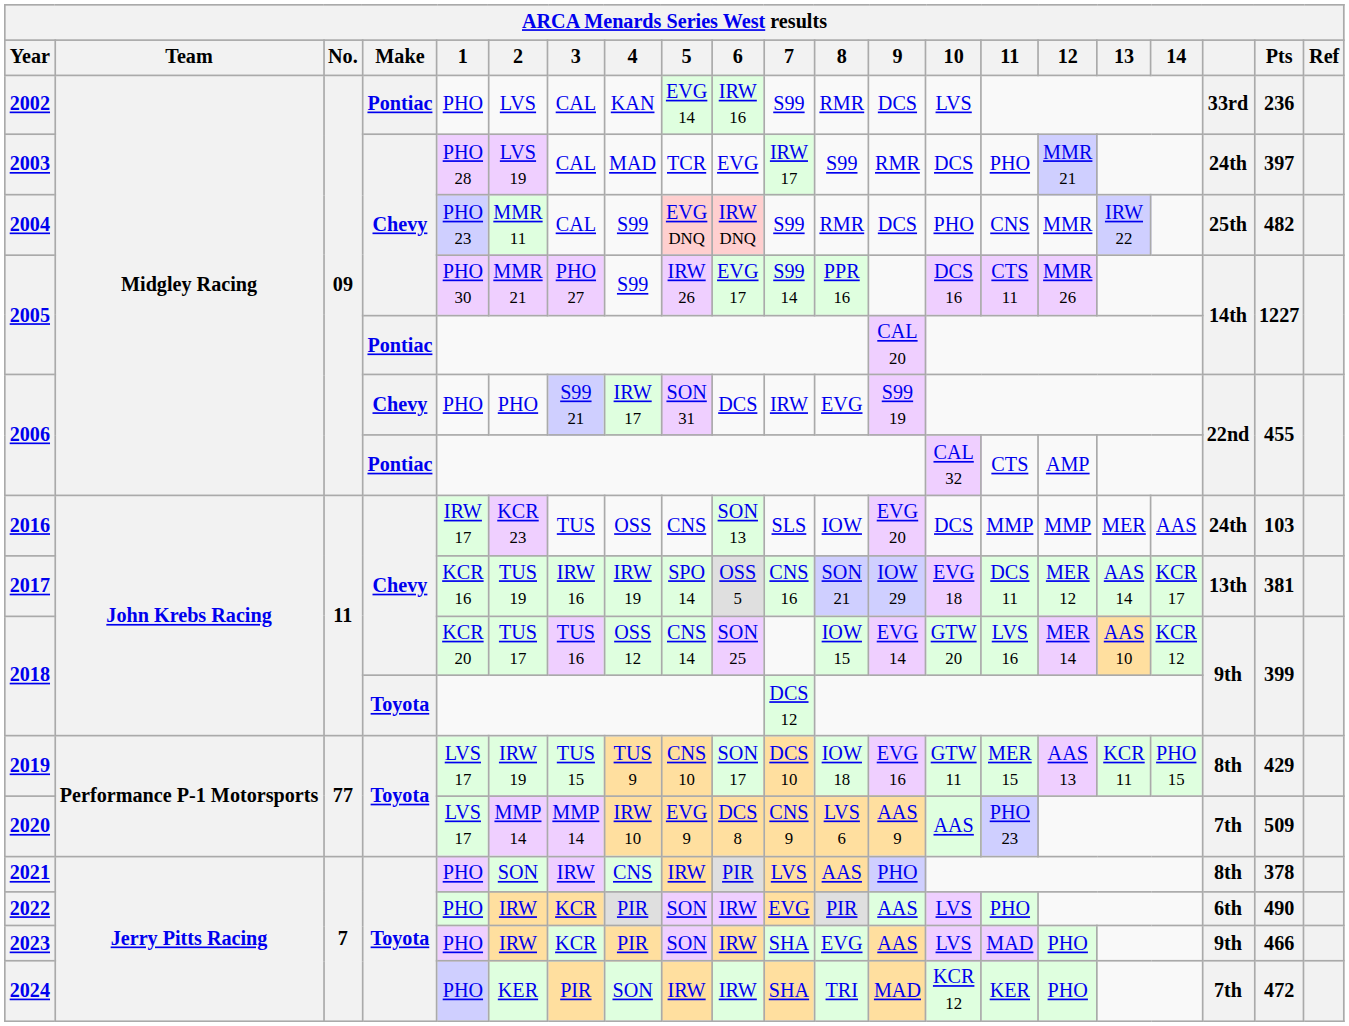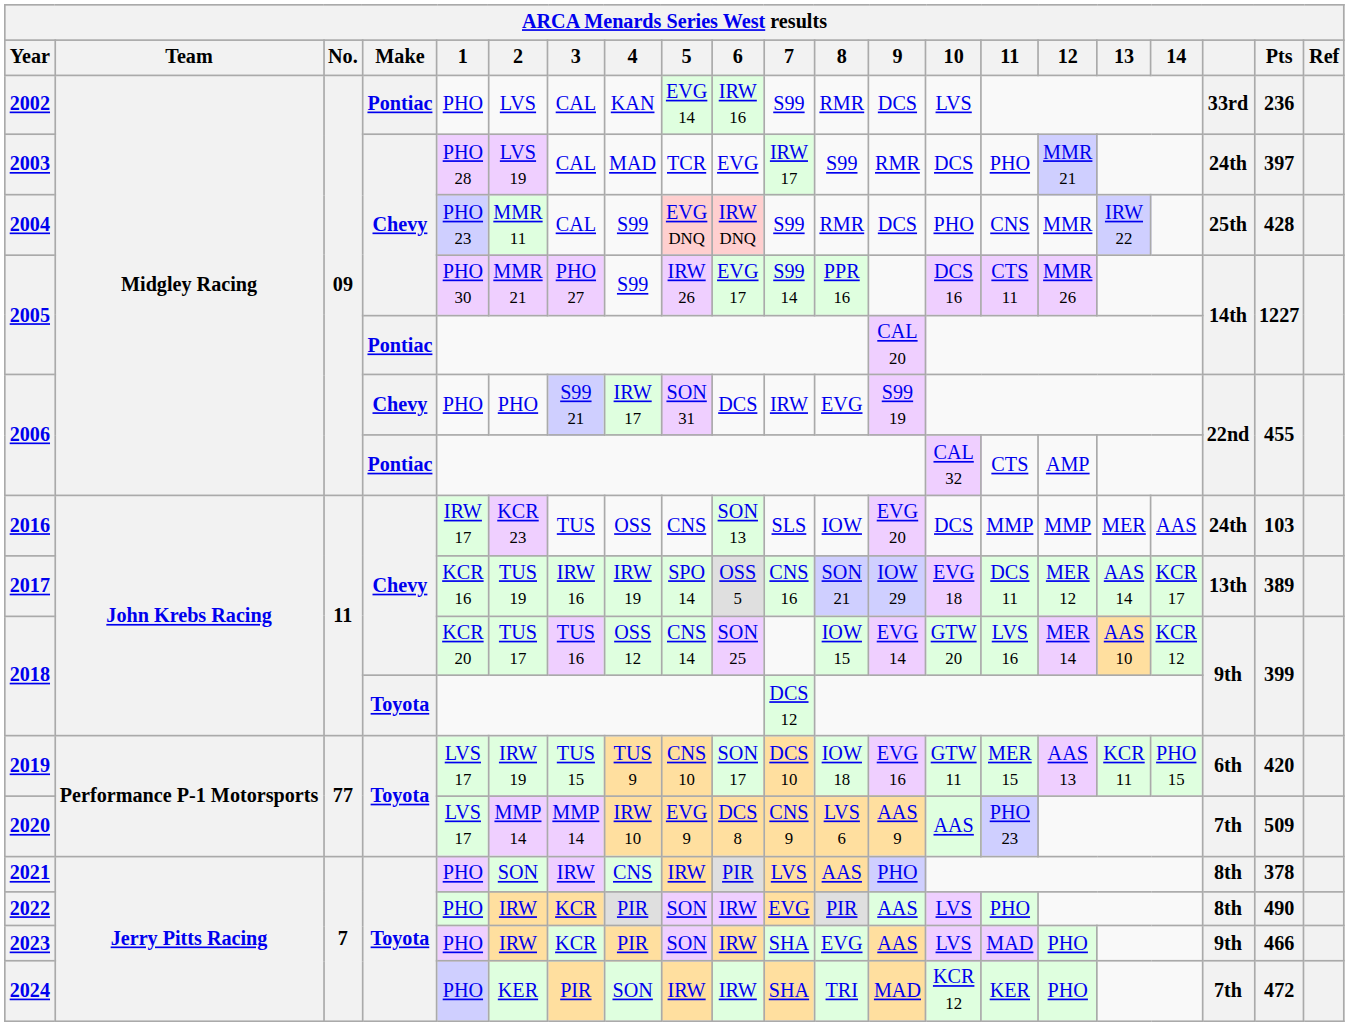(1279, 224) 482 -> (1279, 224) 428
(1279, 585) 381 -> (1279, 585) 389
(1228, 765) 8th -> (1228, 765) 6th
(1279, 765) 429 -> (1279, 765) 420
(1228, 908) 6th -> (1228, 908) 8th
